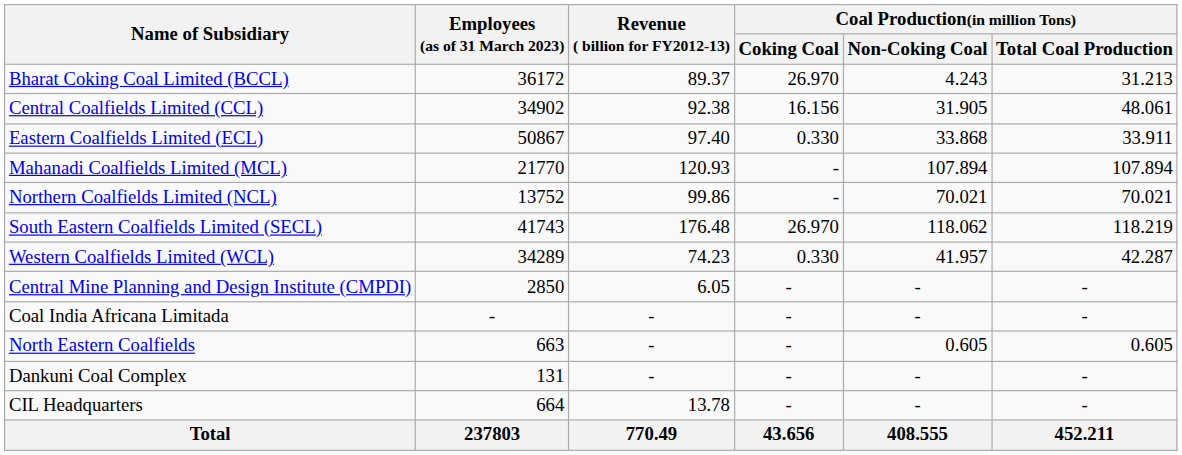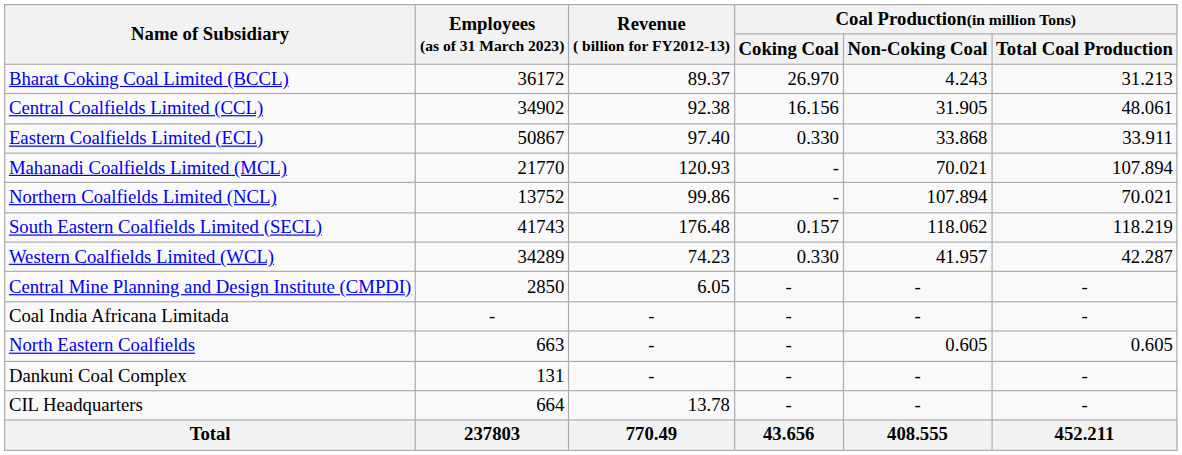(957, 167) 107.894 -> (962, 167) 70.021
(962, 197) 70.021 -> (957, 197) 107.894
(813, 227) 26.970 -> (818, 227) 0.157
